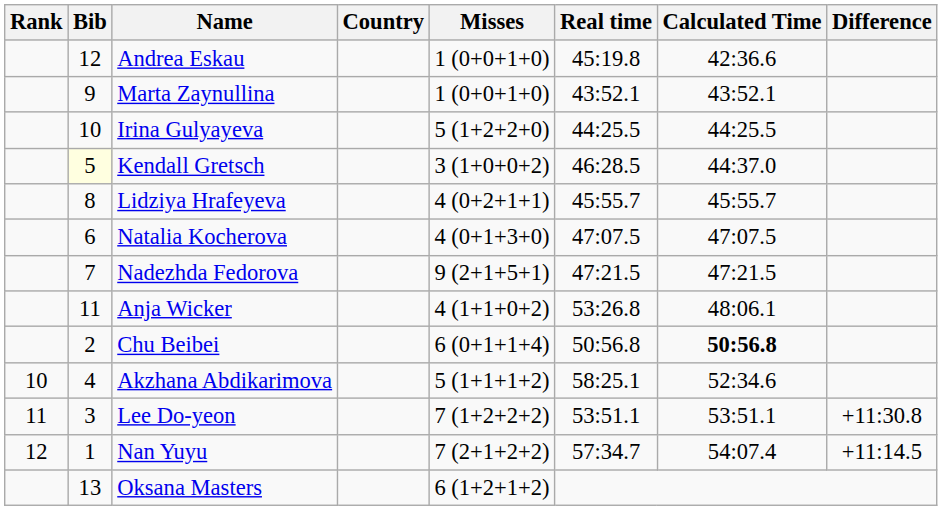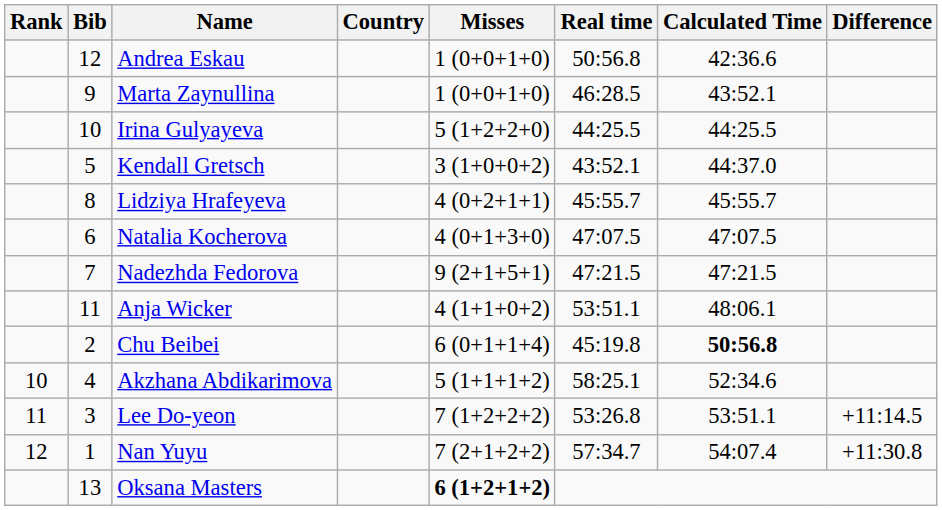(606, 58) 45:19.8 -> (606, 58) 50:56.8
(606, 93) 43:52.1 -> (606, 93) 46:28.5
(90, 165) lightyellow background -> (90, 165) no background
(606, 165) 46:28.5 -> (606, 165) 43:52.1
(606, 308) 53:26.8 -> (606, 308) 53:51.1
(606, 344) 50:56.8 -> (606, 344) 45:19.8
(606, 415) 53:51.1 -> (606, 415) 53:26.8
(882, 415) +11:30.8 -> (882, 415) +11:14.5
(882, 451) +11:14.5 -> (882, 451) +11:30.8
(492, 487) normal -> (492, 487) bold
